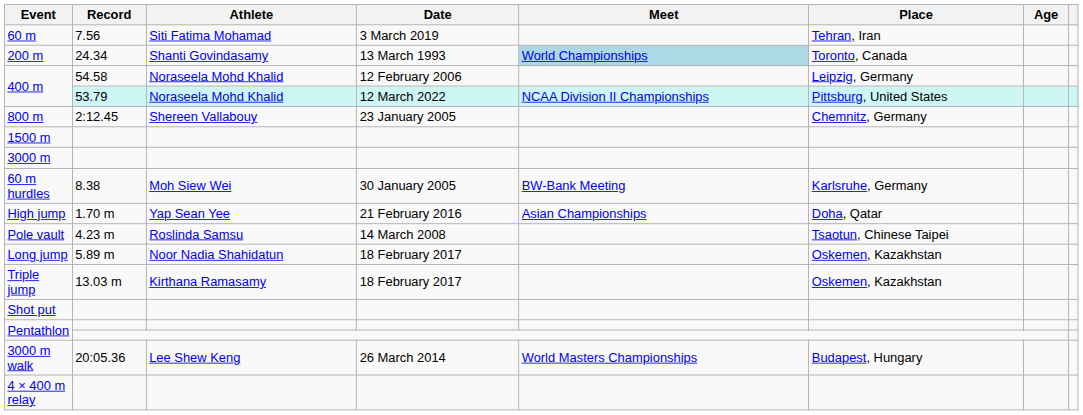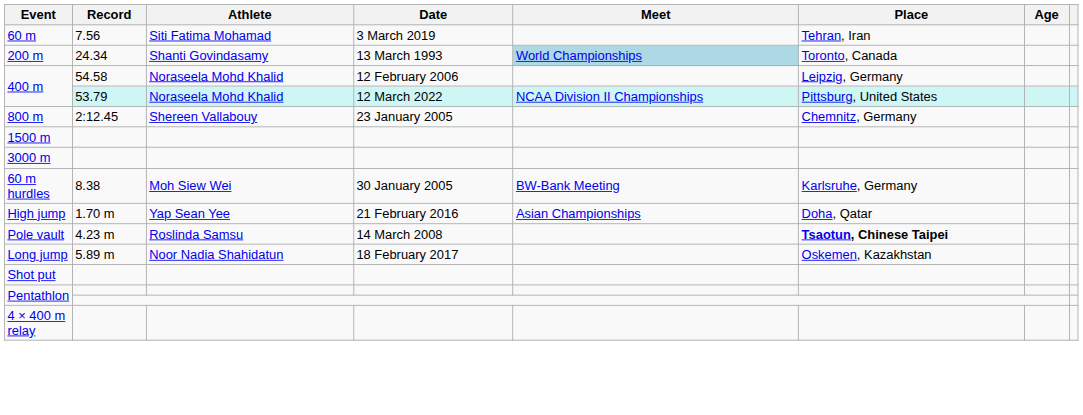(880, 234) normal -> (875, 234) bold
- row: (23, 282)
- row: (29, 358)
